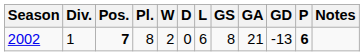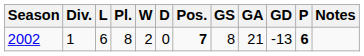columns swapped: (114, 16) <-> (203, 16)
